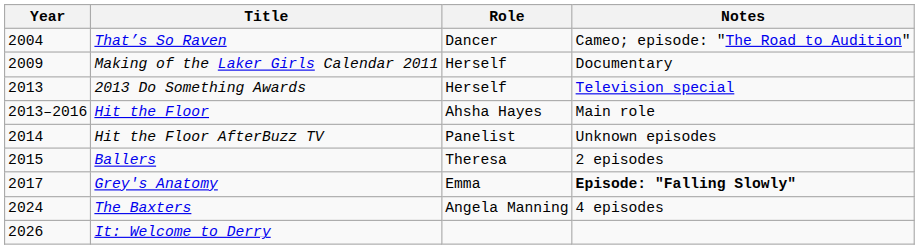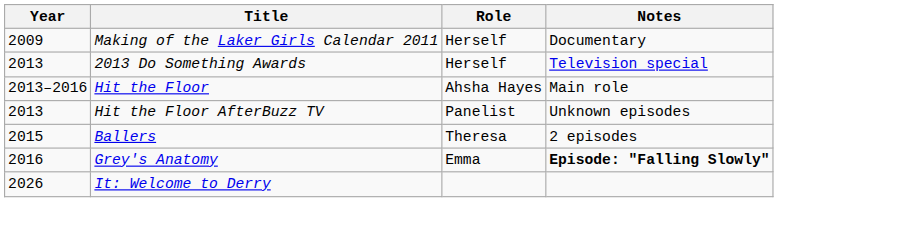- row: (161, 40)
(26, 136) 2014 -> (26, 112) 2013
(26, 184) 2017 -> (26, 160) 2016
- row: (143, 208)
